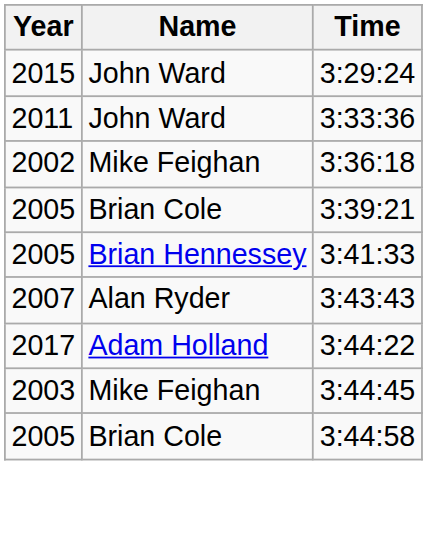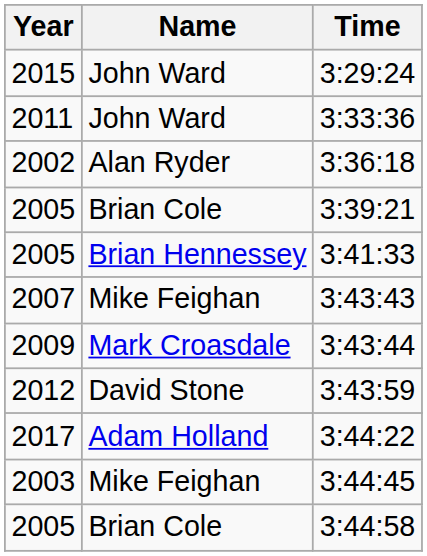(174, 163) Mike Feighan -> (159, 163) Alan Ryder
(159, 299) Alan Ryder -> (174, 299) Mike Feighan
+ row: (367, 345)
+ row: (367, 390)
